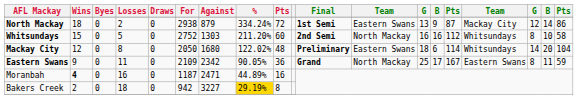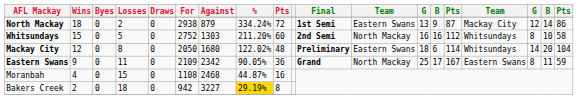(74, 75) bold -> (74, 75) normal
(123, 75) 16 -> (123, 75) 15
(187, 75) 1187 -> (187, 75) 1108
(210, 75) 2471 -> (210, 75) 2468
(252, 75) 44.89% -> (252, 75) 44.87%
